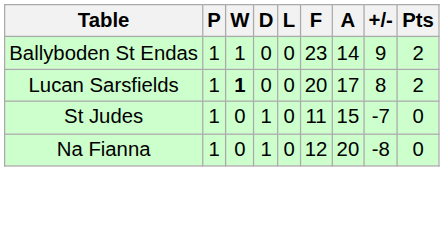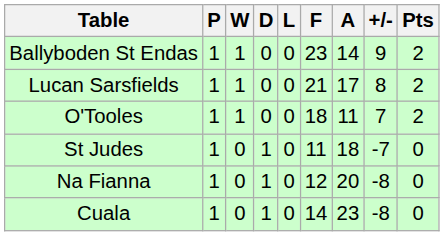(240, 85) bold -> (240, 85) normal
(316, 85) 20 -> (316, 85) 21
+ row: (104, 117)
(348, 117) 15 -> (348, 149) 18
+ row: (104, 213)
